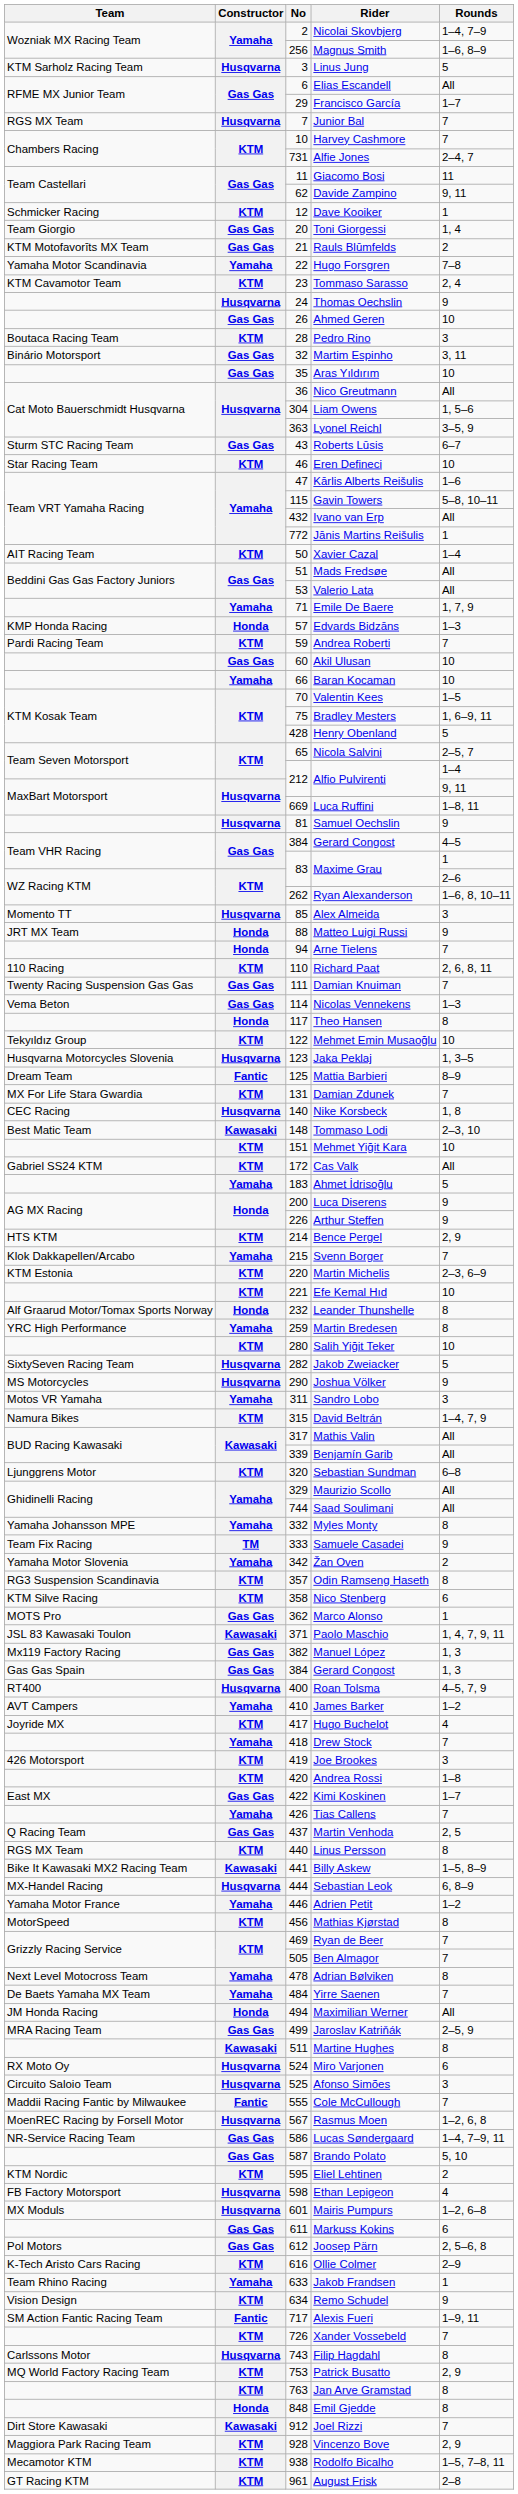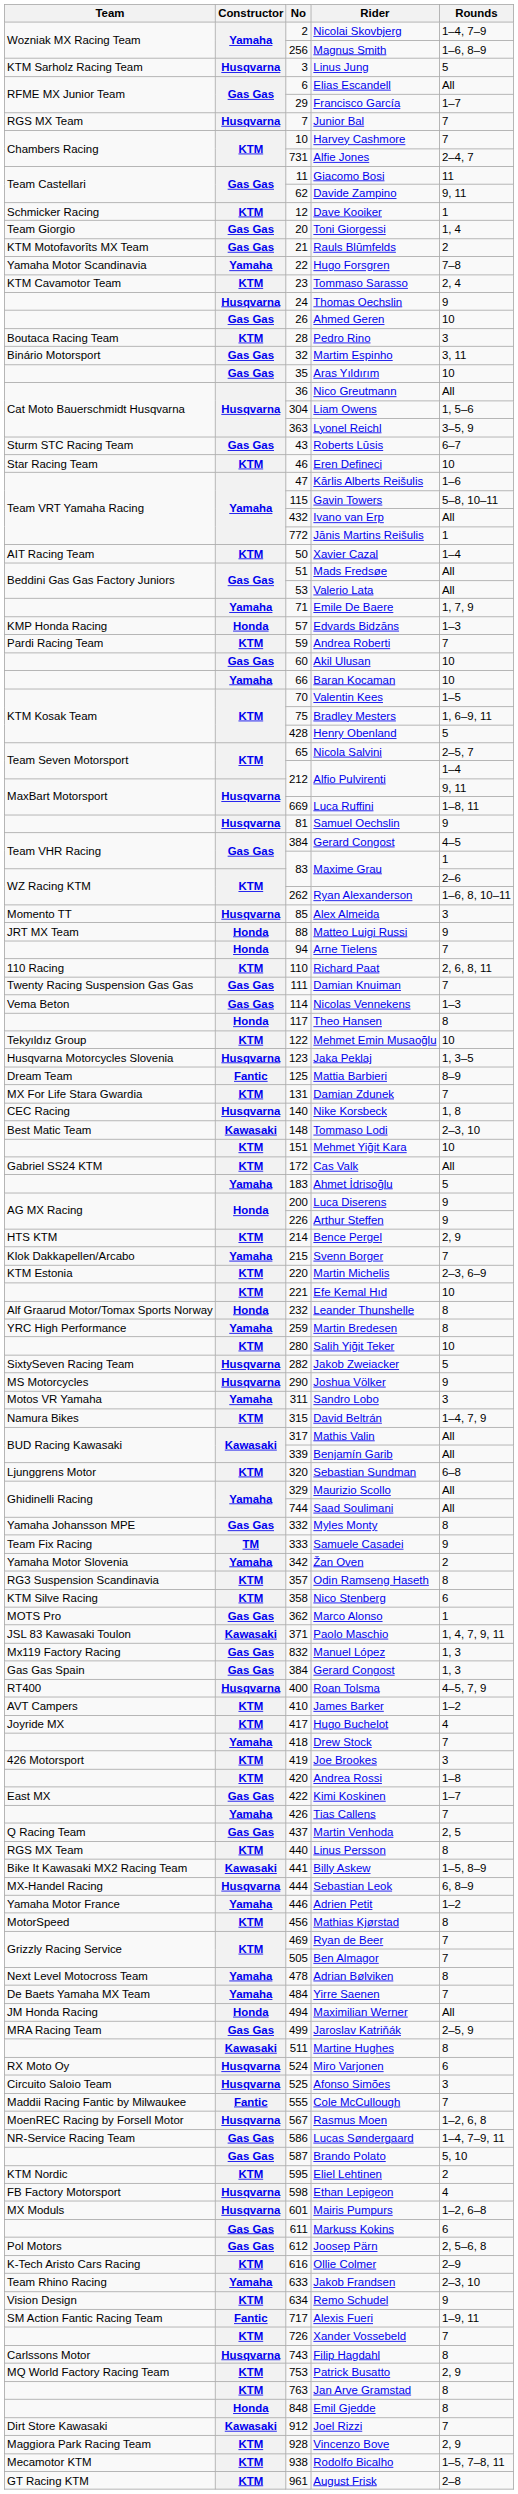(251, 1526) Yamaha -> (251, 1526) Gas Gas
(298, 1652) 382 -> (298, 1652) 832
(251, 1706) Yamaha -> (251, 1706) KTM
(445, 2282) 1 -> (461, 2282) 2–3, 10
